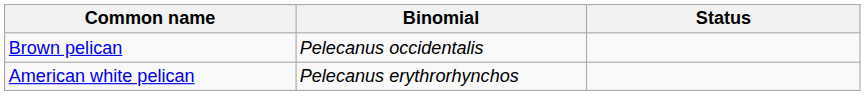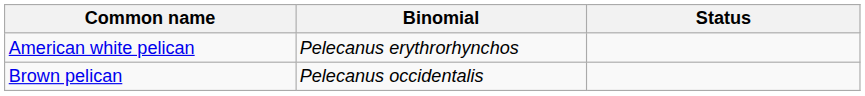rows swapped: (102, 76) <-> (66, 47)
